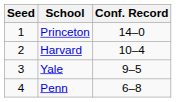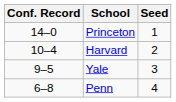columns swapped: (21, 13) <-> (132, 13)
